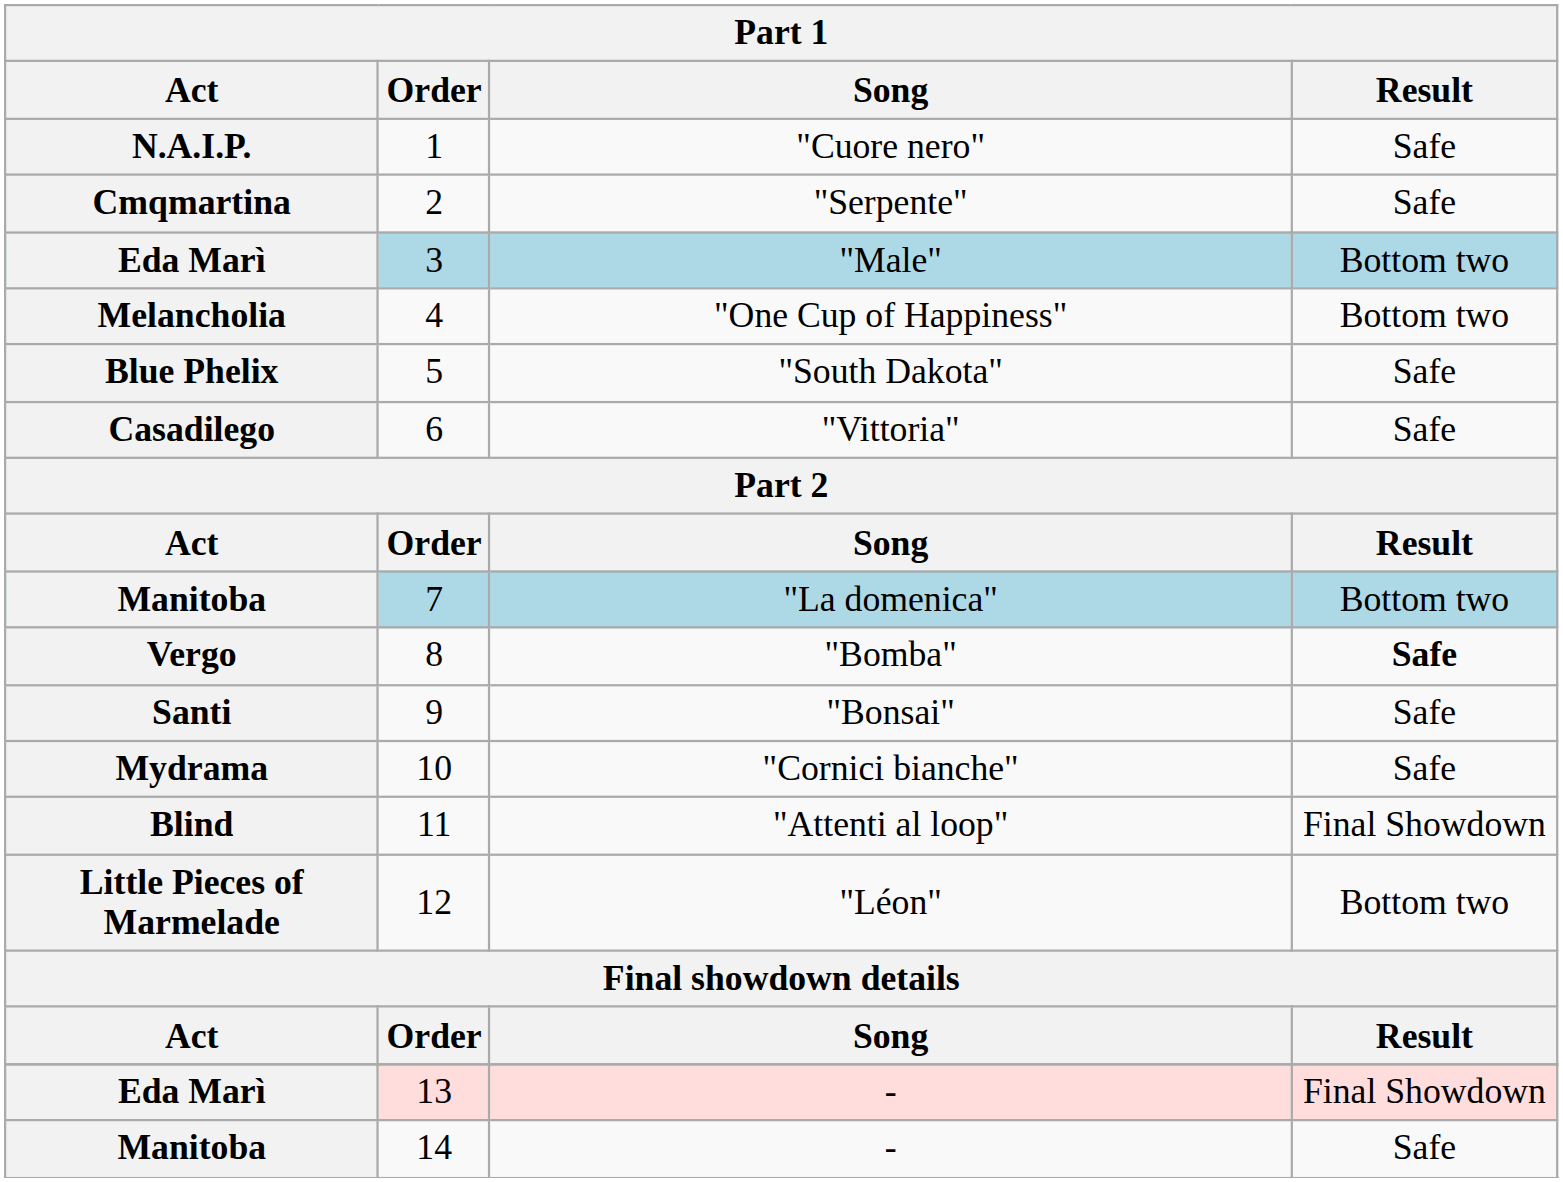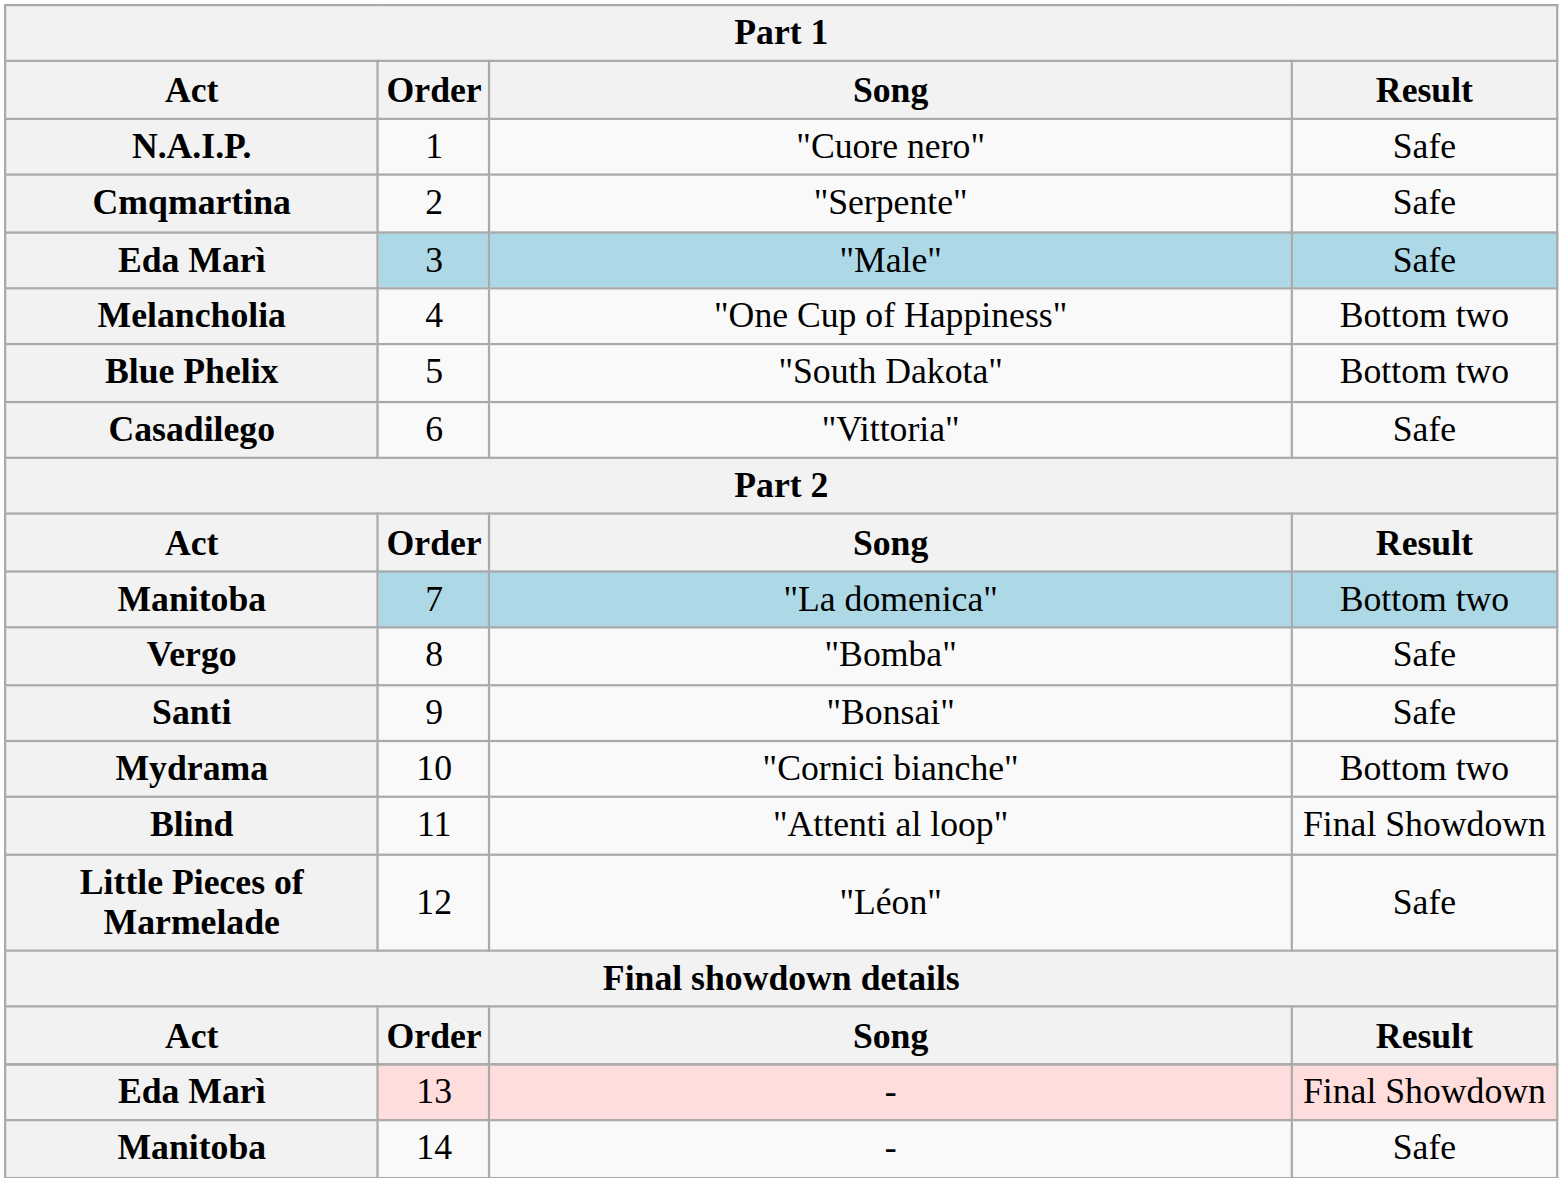(1424, 259) Bottom two -> (1424, 259) Safe
(1424, 372) Safe -> (1424, 372) Bottom two
(1424, 655) bold -> (1424, 655) normal
(1424, 768) Safe -> (1424, 768) Bottom two
(1424, 901) Bottom two -> (1424, 901) Safe
